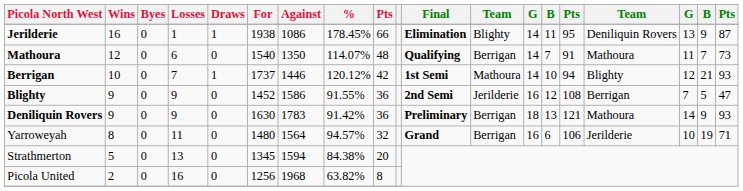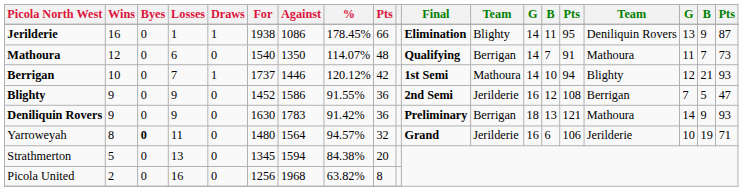(144, 135) normal -> (144, 135) bold
(495, 135) Berrigan -> (496, 135) Jerilderie
